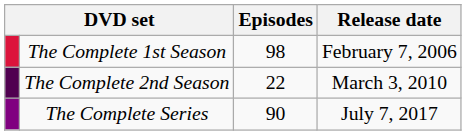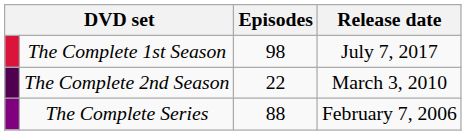(389, 51) February 7, 2006 -> (389, 51) July 7, 2017
(276, 113) 90 -> (276, 113) 88
(389, 113) July 7, 2017 -> (389, 113) February 7, 2006
